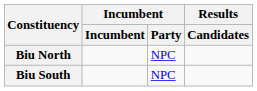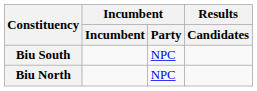rows swapped: (43, 55) <-> (43, 75)
